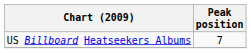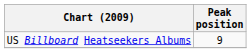(220, 40) 7 -> (220, 40) 9
